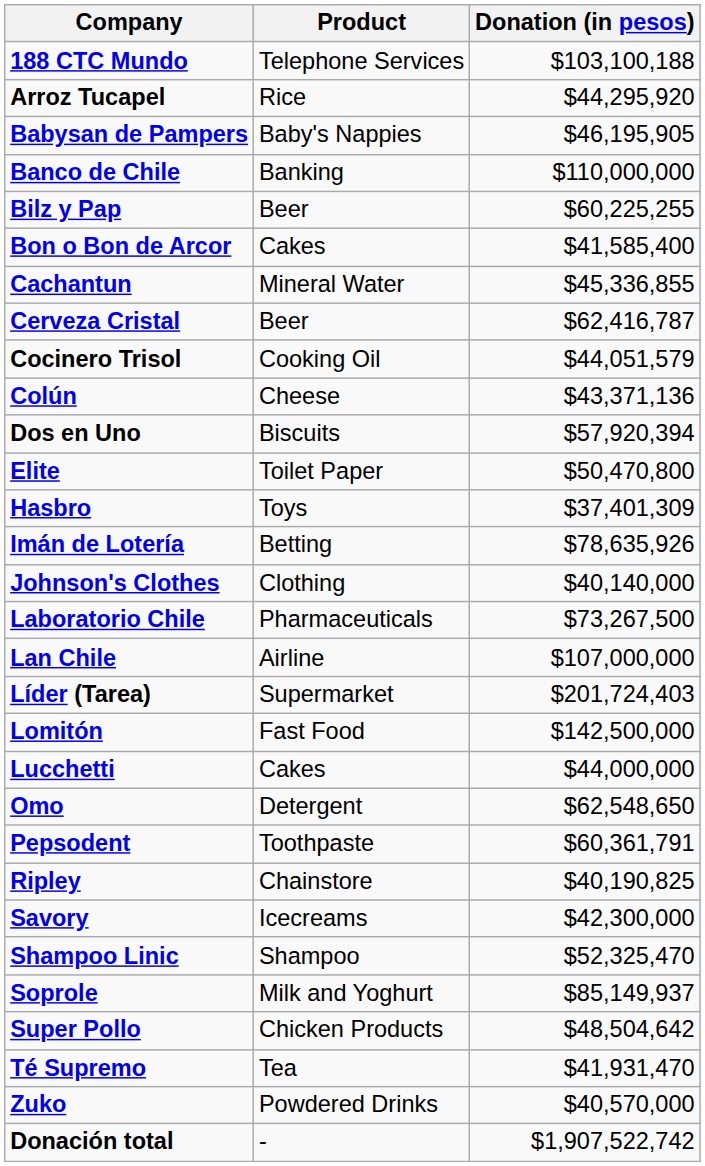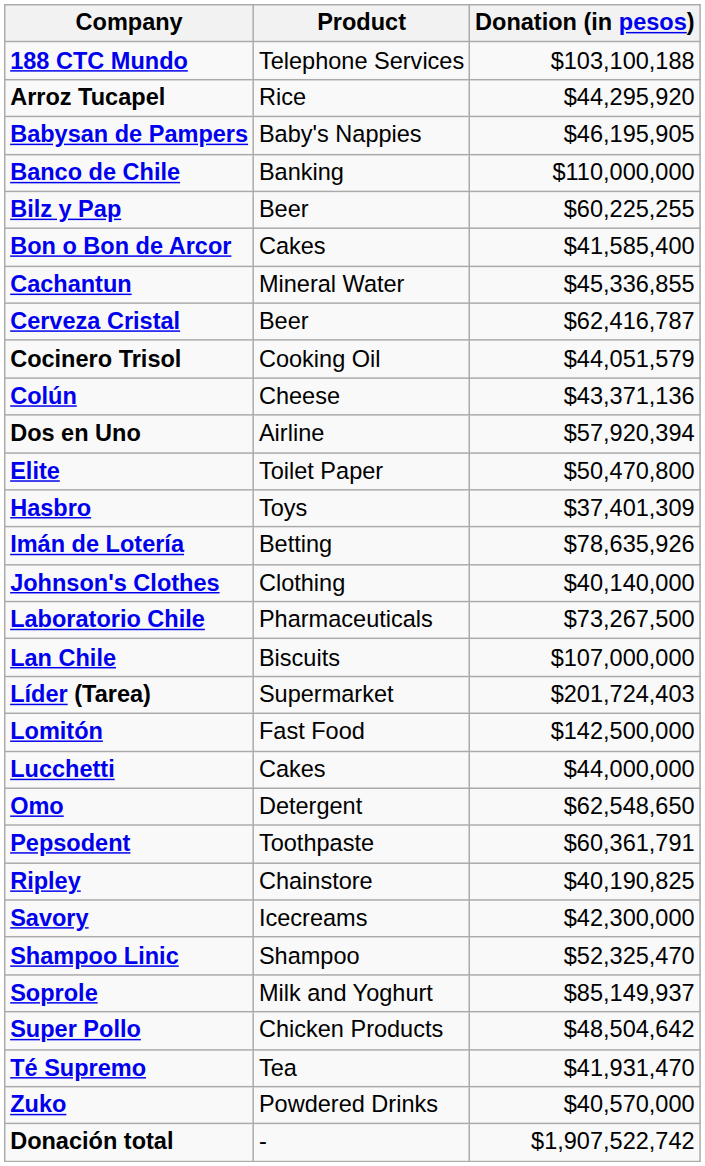(299, 433) Biscuits -> (292, 433) Airline
(292, 657) Airline -> (299, 657) Biscuits
